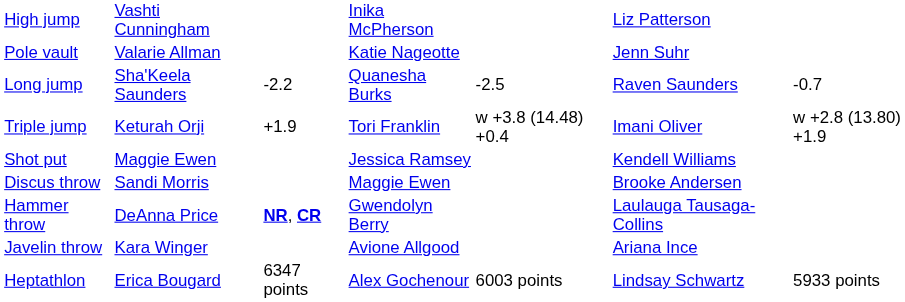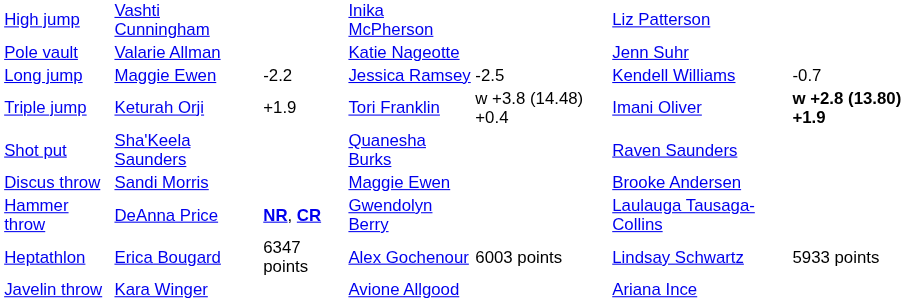(153, 85) Sha'Keela Saunders -> (165, 75) Maggie Ewen
(387, 85) Quanesha Burks -> (410, 75) Jessica Ramsey
(675, 85) Raven Saunders -> (674, 75) Kendell Williams
(847, 127) normal -> (847, 108) bold
(165, 159) Maggie Ewen -> (152, 150) Sha'Keela Saunders
(410, 159) Jessica Ramsey -> (387, 150) Quanesha Burks
(674, 159) Kendell Williams -> (675, 150) Raven Saunders
rows swapped: (53, 247) <-> (45, 280)
